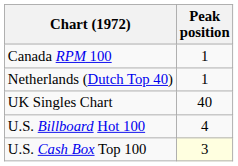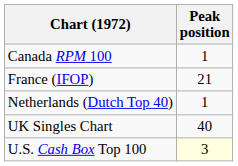+ row: (51, 79)
- row: (76, 126)
